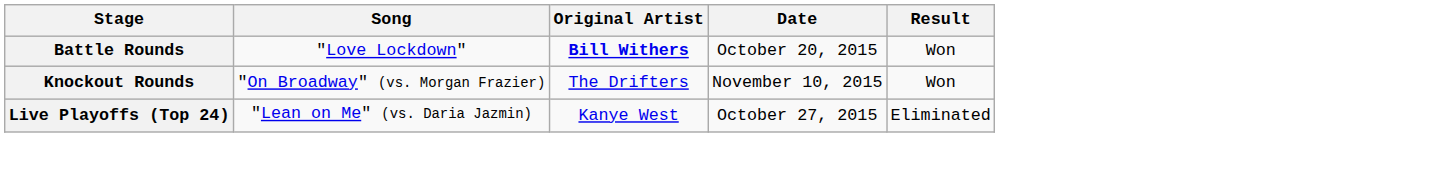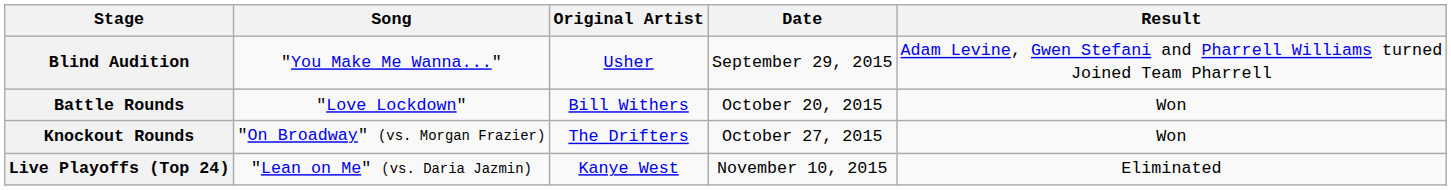+ row: (119, 62)
(629, 51) bold -> (629, 105) normal
(797, 83) November 10, 2015 -> (802, 136) October 27, 2015
(797, 115) October 27, 2015 -> (802, 169) November 10, 2015
